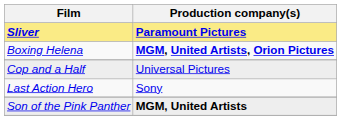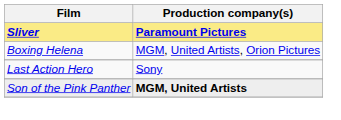(235, 50) bold -> (228, 50) normal
- row: (46, 69)
